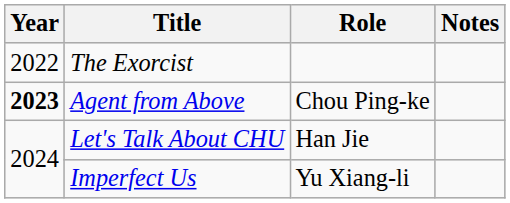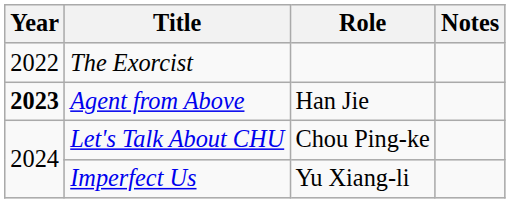(363, 100) Chou Ping-ke -> (332, 100) Han Jie
(332, 139) Han Jie -> (363, 139) Chou Ping-ke
